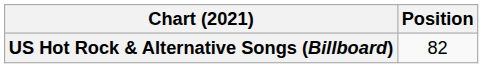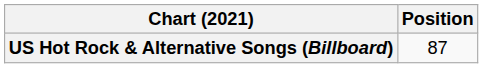(438, 47) 82 -> (438, 47) 87
